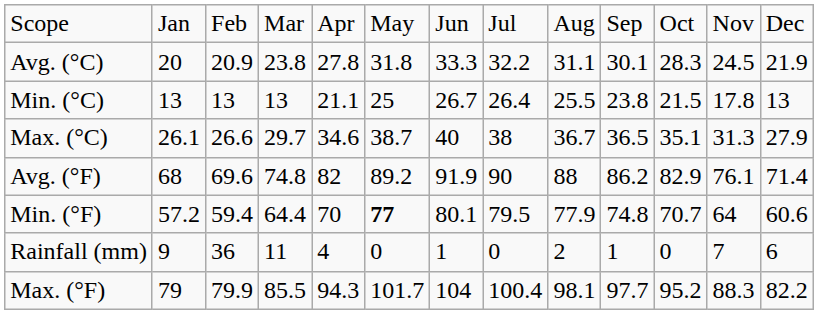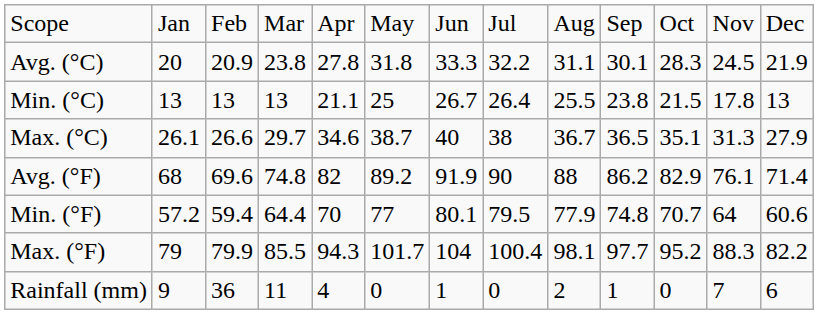(382, 213) bold -> (382, 213) normal
rows swapped: (58, 289) <-> (79, 251)
